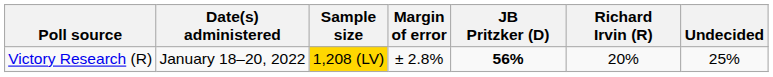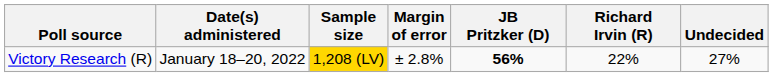(623, 59) 20% -> (623, 59) 22%
(724, 59) 25% -> (724, 59) 27%
